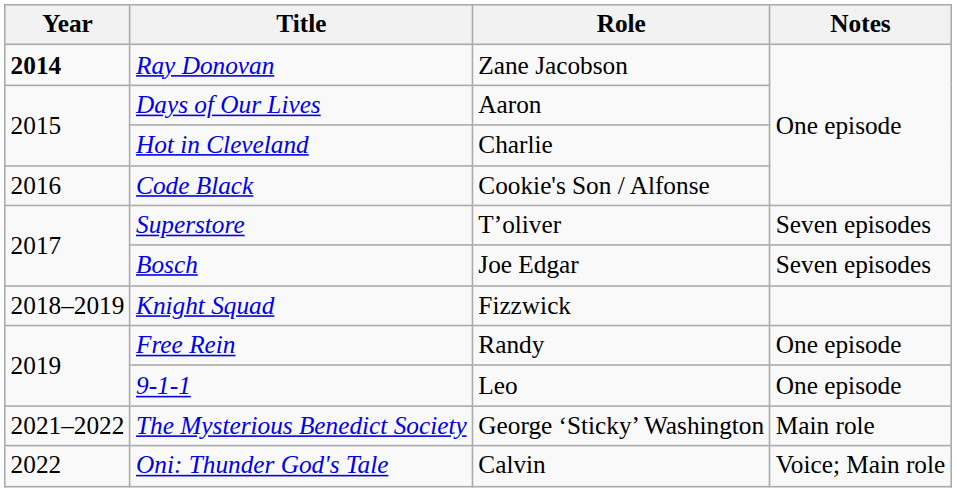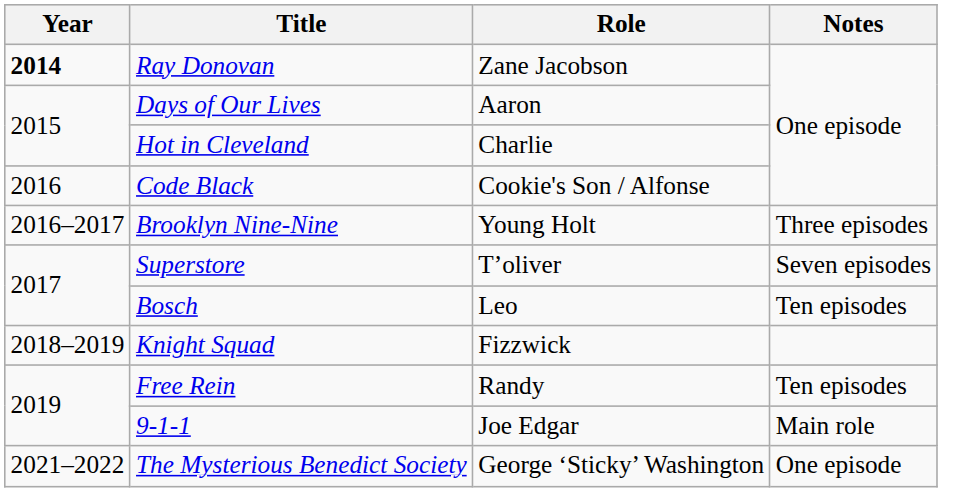+ row: (237, 225)
(529, 265) Joe Edgar -> (498, 305) Leo
(853, 265) Seven episodes -> (841, 305) Ten episodes
(839, 345) One episode -> (841, 385) Ten episodes
(498, 385) Leo -> (529, 425) Joe Edgar
(839, 385) One episode -> (825, 425) Main role
(825, 425) Main role -> (839, 465) One episode
- row: (262, 465)
